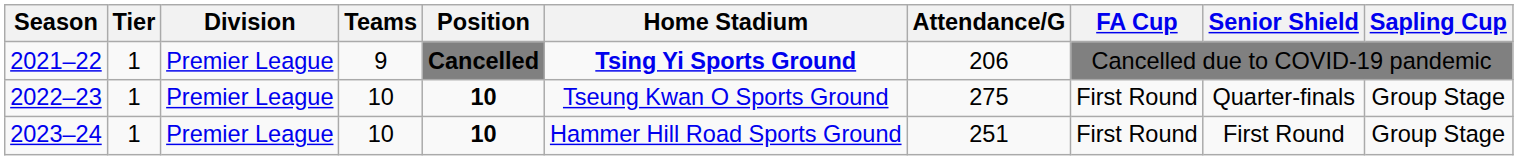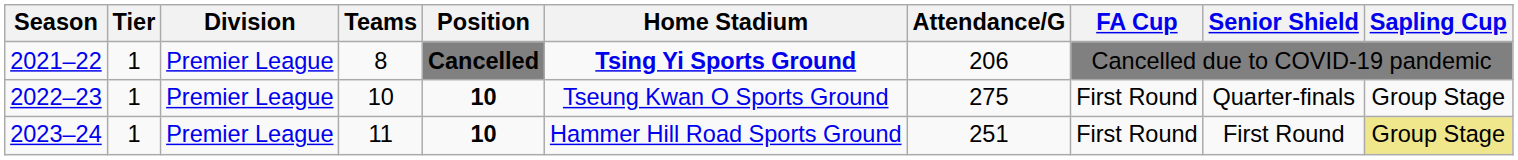(381, 60) 9 -> (381, 60) 8
(381, 135) 10 -> (381, 135) 11
(1438, 135) no background -> (1438, 135) khaki background
